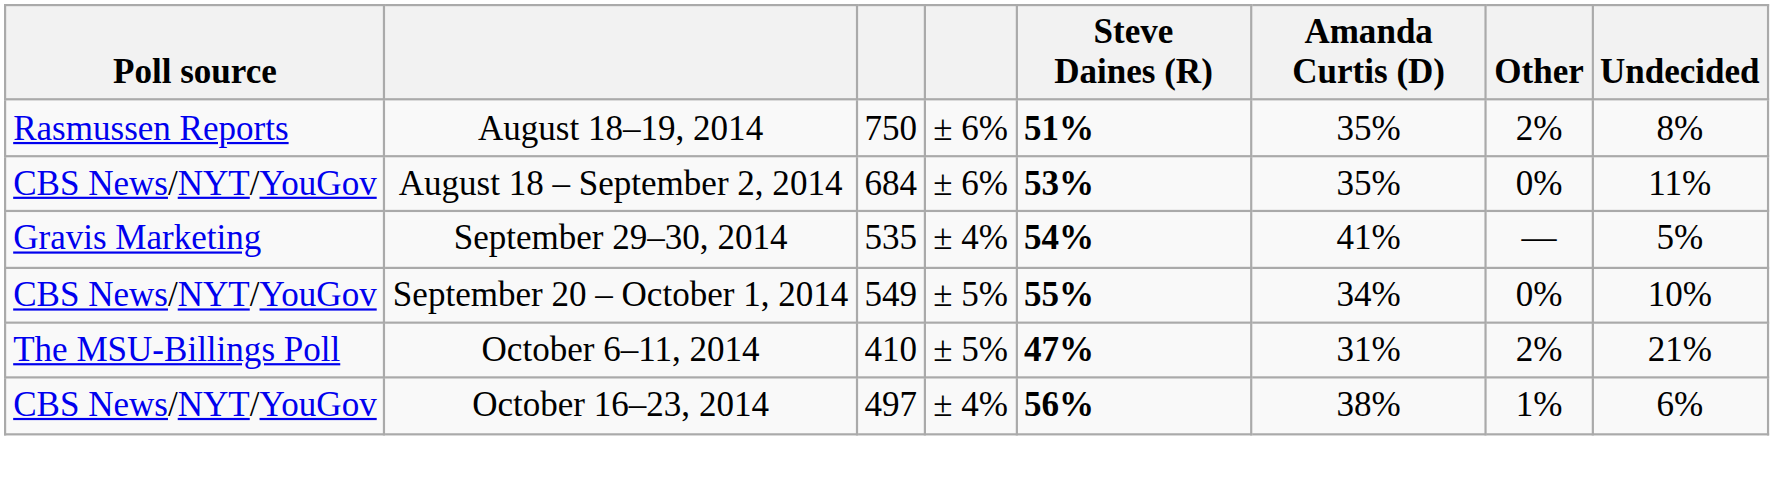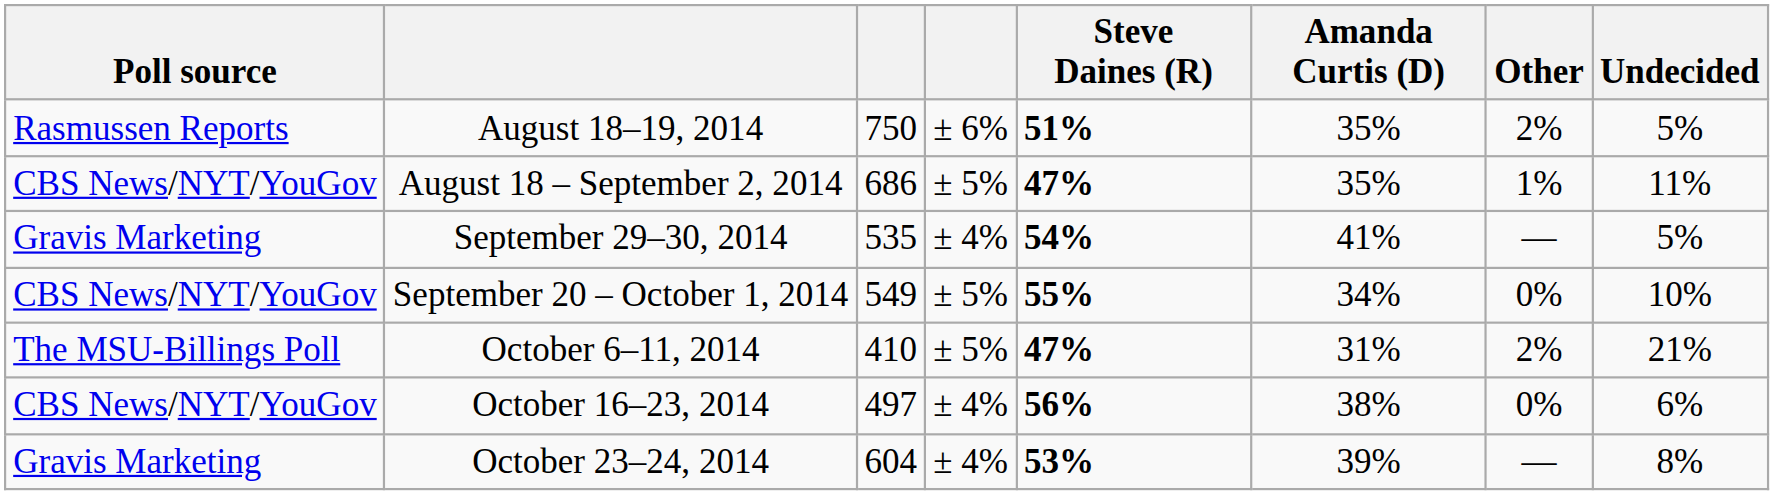(1680, 127) 8% -> (1680, 127) 5%
(891, 182) 684 -> (891, 182) 686
(970, 182) ± 6% -> (970, 182) ± 5%
(1059, 182) 53% -> (1059, 182) 47%
(1539, 182) 0% -> (1539, 182) 1%
(1539, 405) 1% -> (1539, 405) 0%
+ row: (621, 460)
